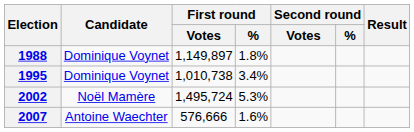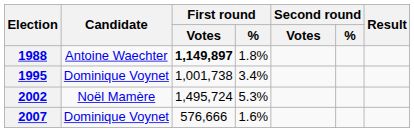(116, 55) Dominique Voynet -> (116, 55) Antoine Waechter
(204, 55) normal -> (204, 55) bold
(204, 76) 1,010,738 -> (204, 76) 1,001,738
(116, 117) Antoine Waechter -> (116, 117) Dominique Voynet
